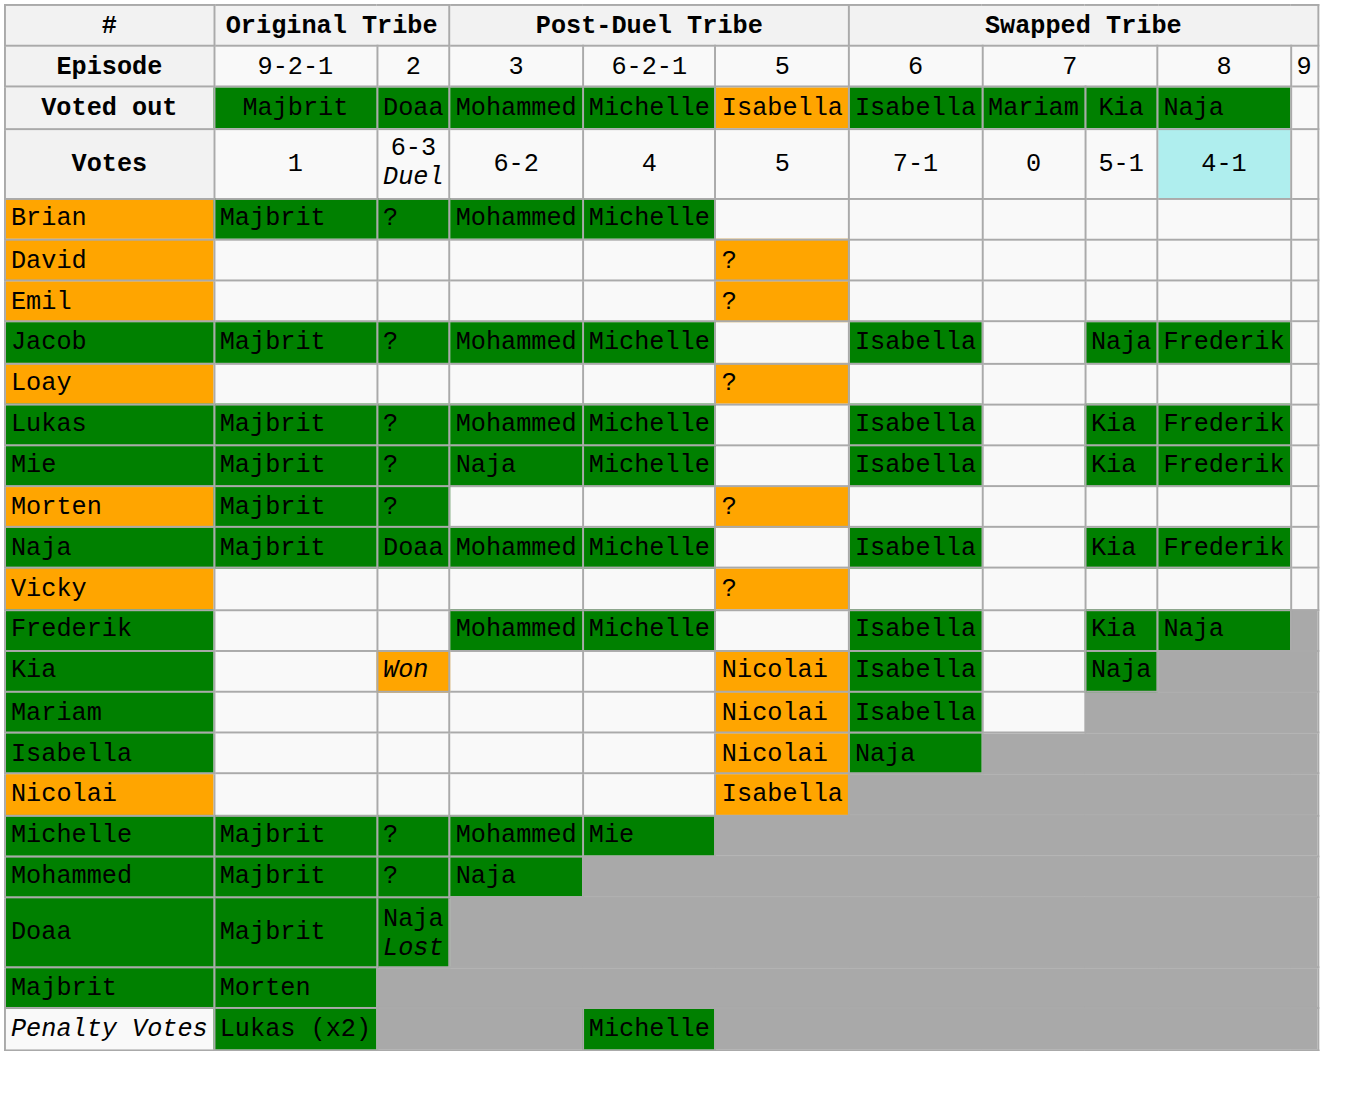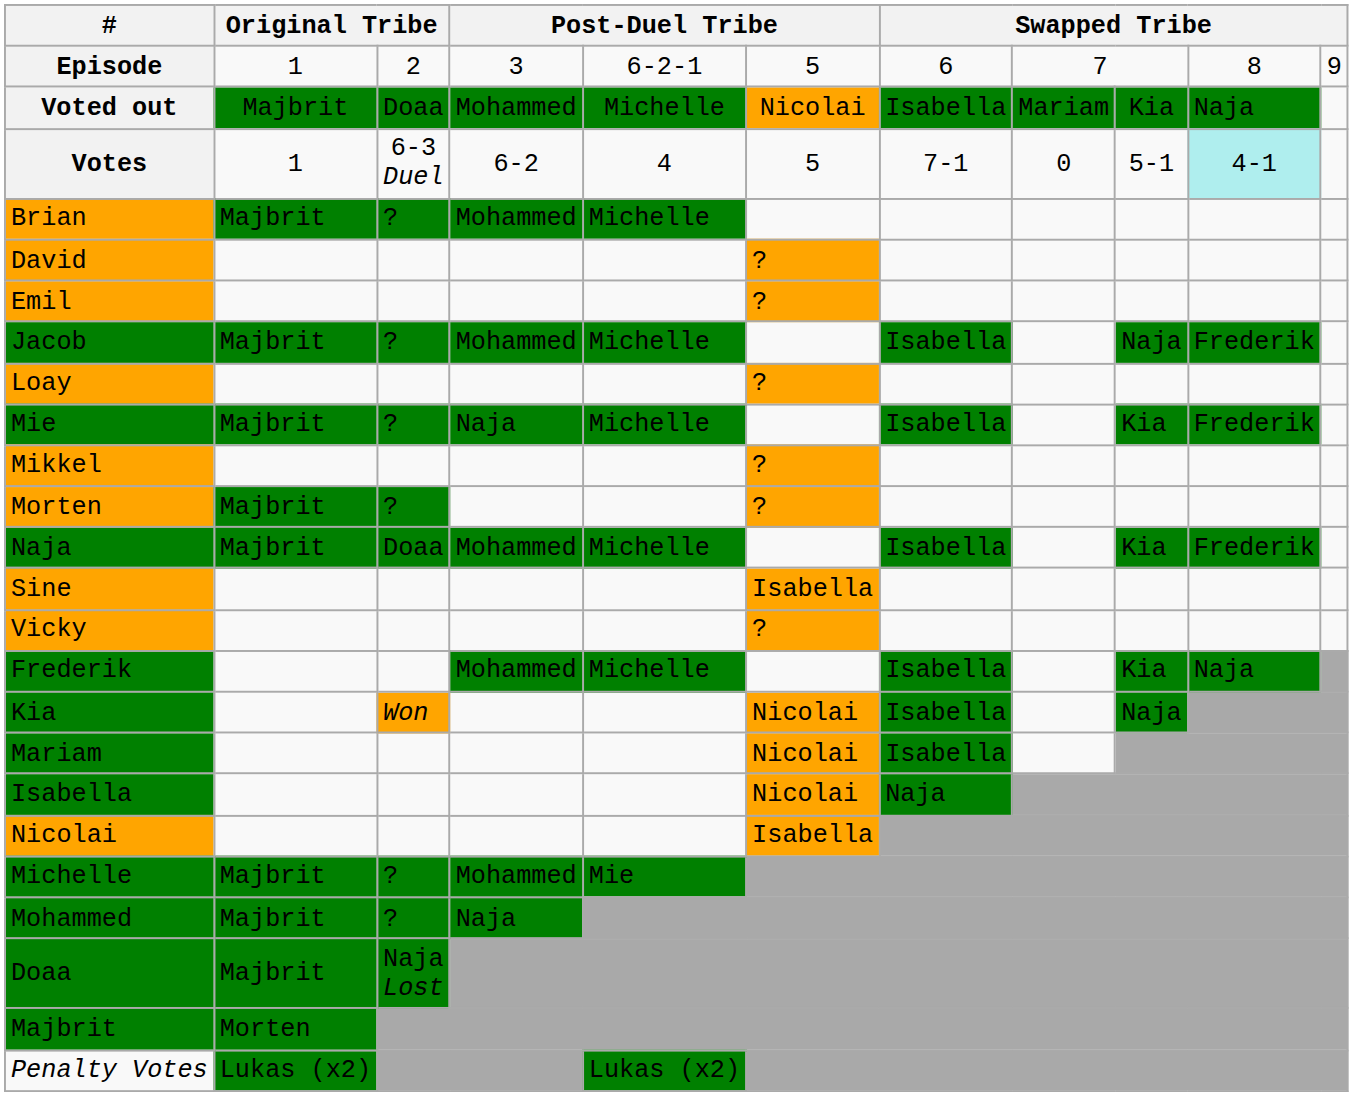(295, 67) 9-2-1 -> (295, 67) 1
(782, 108) Isabella -> (813, 108) Nicolai
- row: (49, 425)
+ row: (56, 466)
+ row: (41, 589)
(649, 1029) Michelle -> (664, 1070) Lukas (x2)
